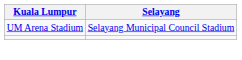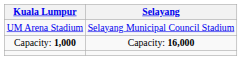+ row: (45, 43)
